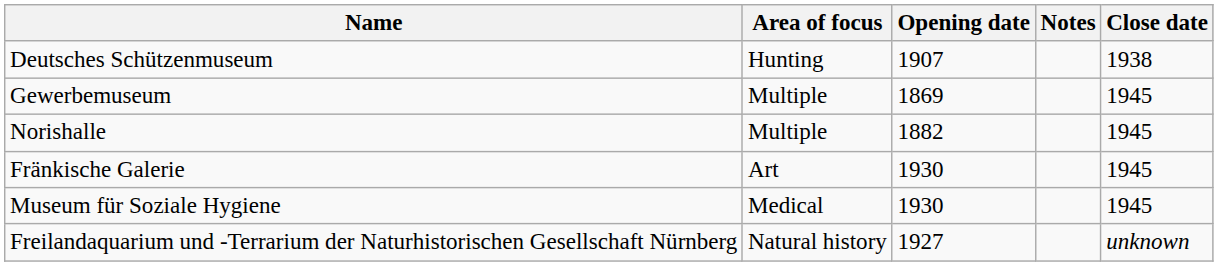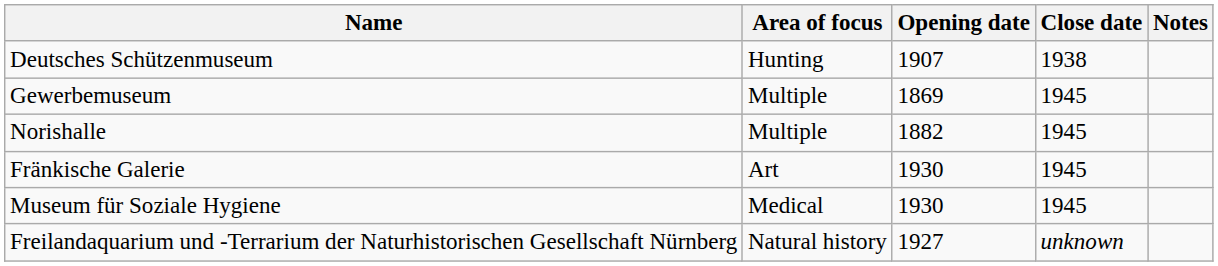columns swapped: (1157, 22) <-> (1068, 22)
